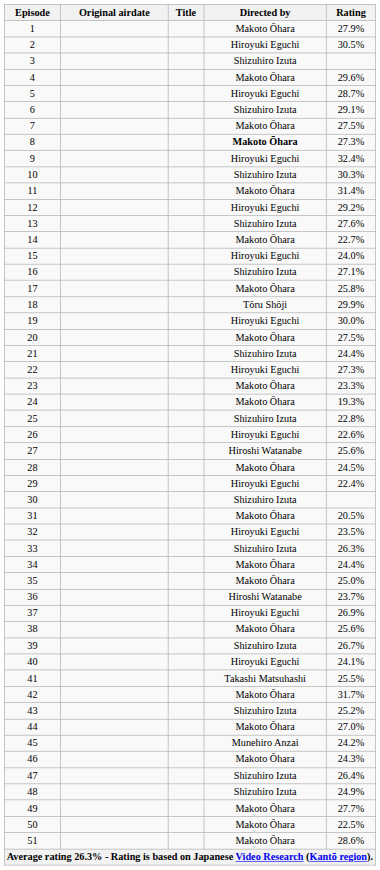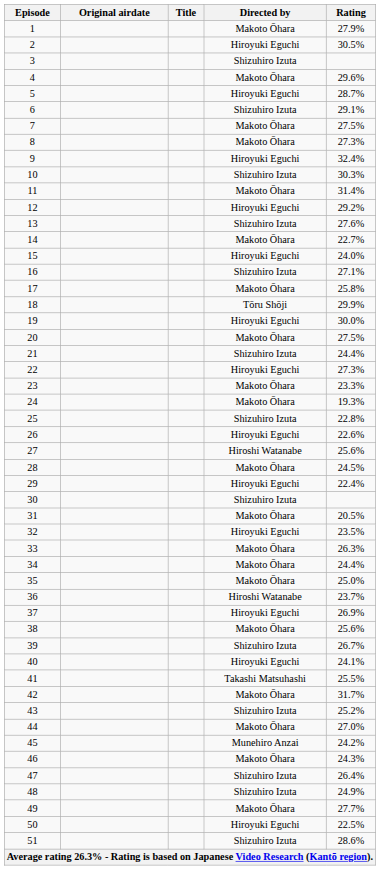(265, 142) bold -> (265, 142) normal
(265, 548) Shizuhiro Izuta -> (265, 548) Makoto Ōhara
(265, 824) Makoto Ōhara -> (265, 824) Hiroyuki Eguchi
(265, 840) Makoto Ōhara -> (265, 840) Shizuhiro Izuta
